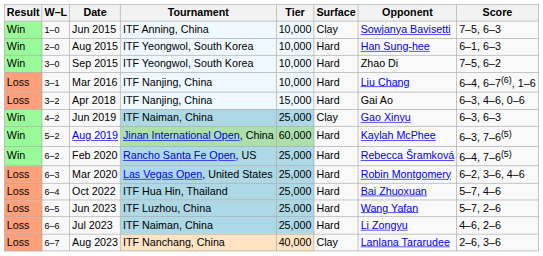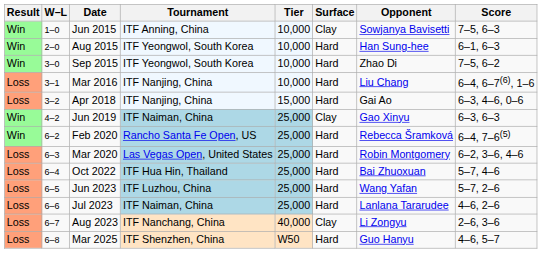- row: (95, 136)
(384, 225) Li Zongyu -> (404, 205) Lanlana Tararudee
(405, 242) Lanlana Tararudee -> (383, 222) Li Zongyu
+ row: (95, 239)
